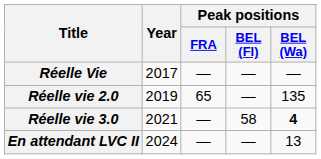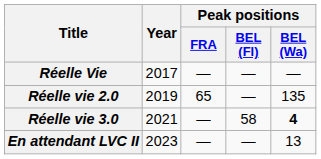(162, 142) 2024 -> (162, 142) 2023
